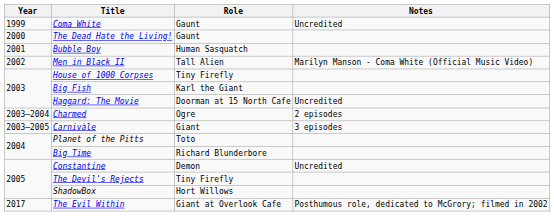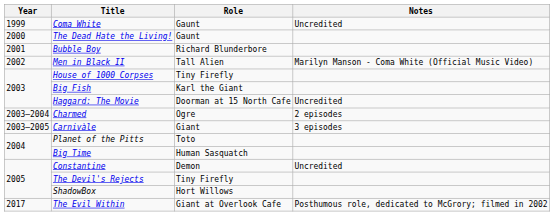(212, 50) Human Sasquatch -> (221, 50) Richard Blunderbore
(221, 153) Richard Blunderbore -> (212, 153) Human Sasquatch
